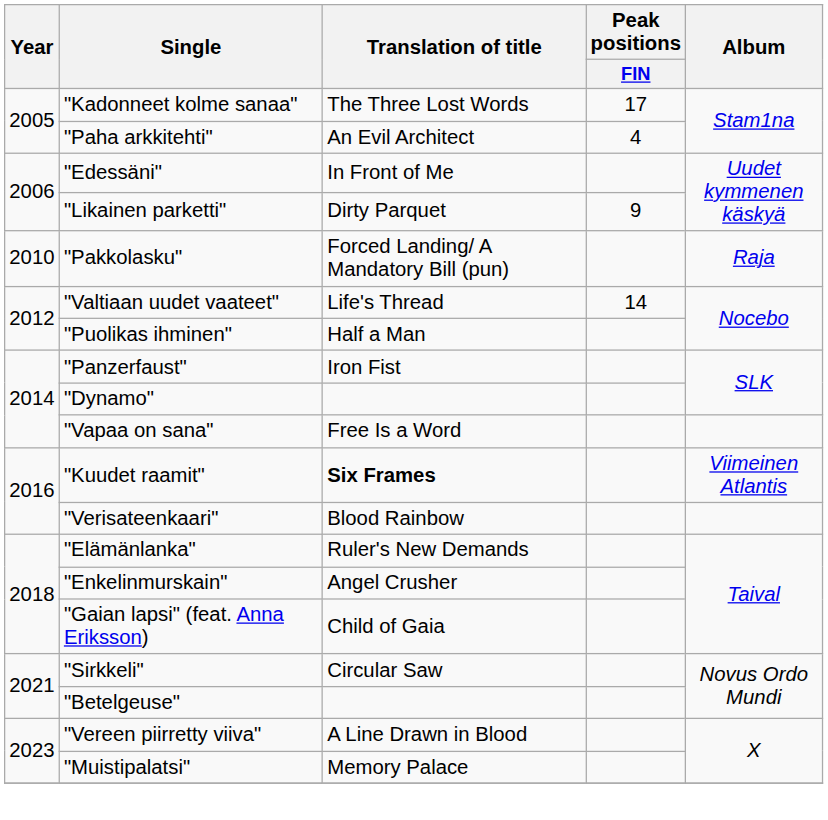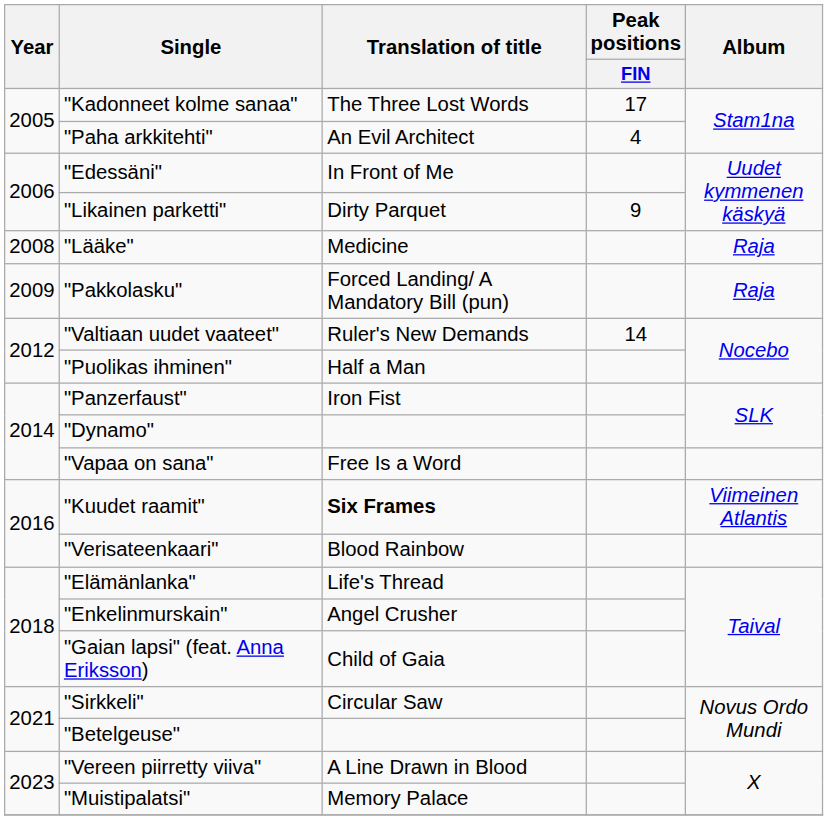+ row: (99, 246)
(32, 258) 2010 -> (32, 290) 2009
(385, 302) Life's Thread -> (428, 334) Ruler's New Demands
(428, 550) Ruler's New Demands -> (385, 582) Life's Thread
